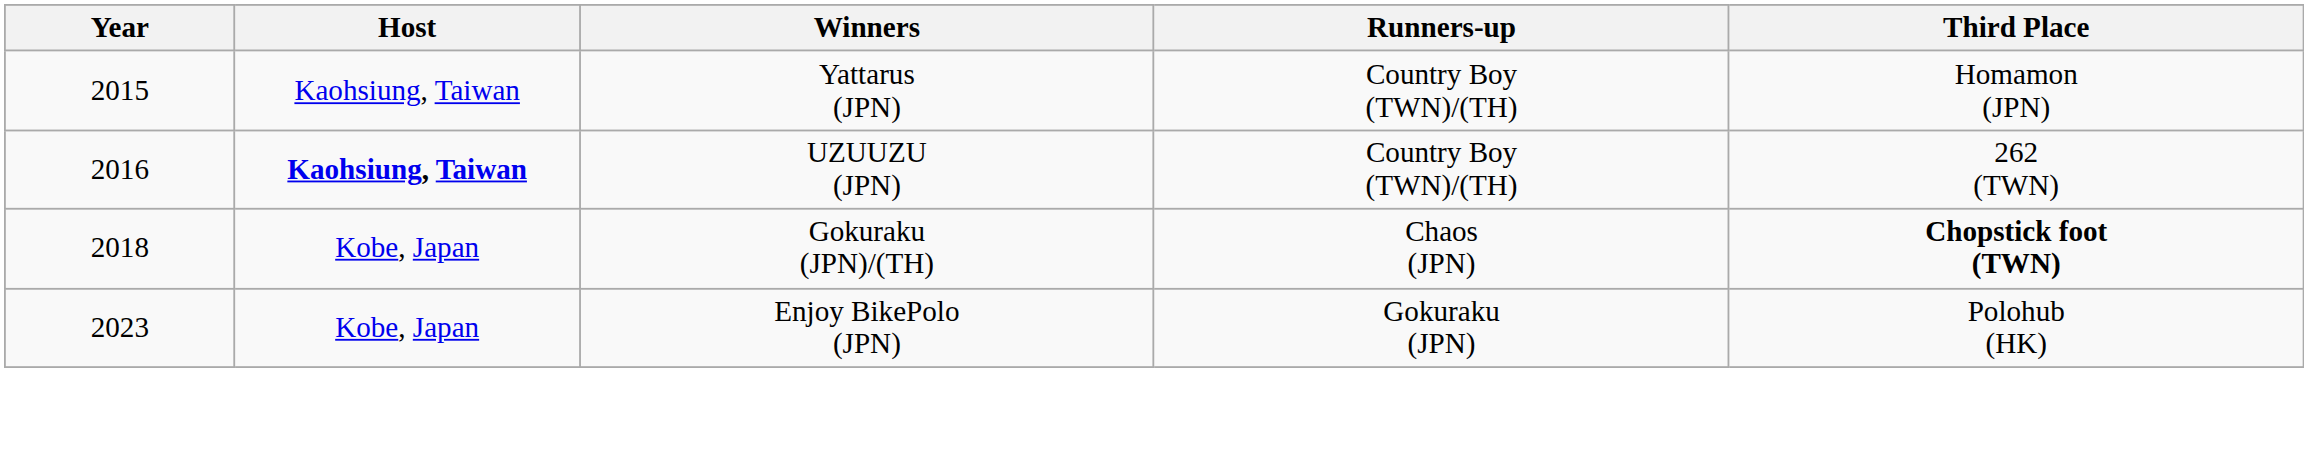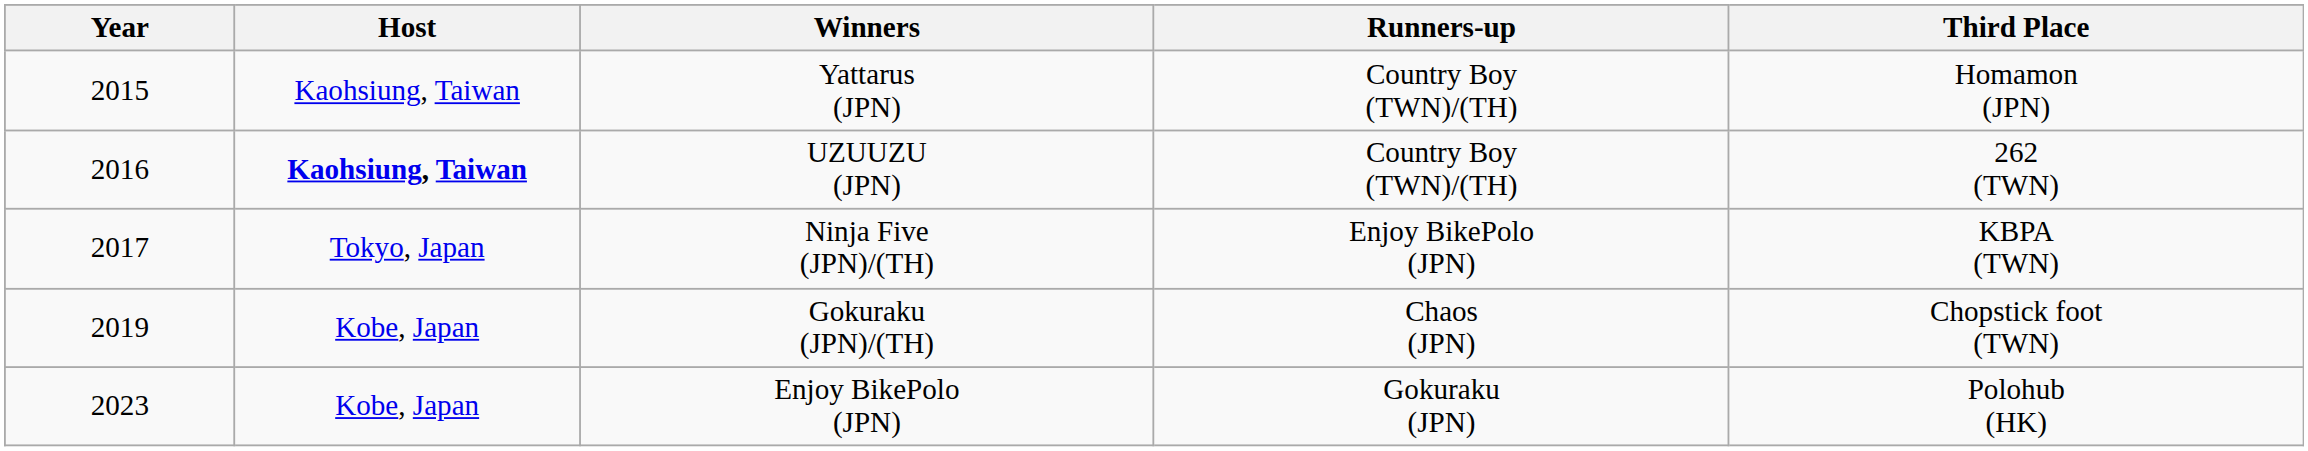+ row: (867, 248)
(120, 248) 2018 -> (120, 326) 2019
(2016, 248) bold -> (2016, 326) normal
